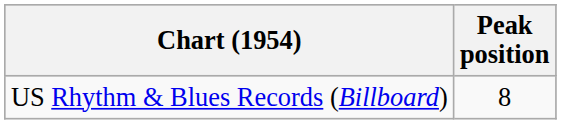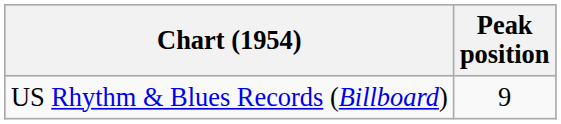(505, 97) 8 -> (505, 97) 9
